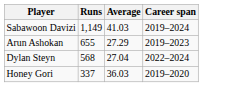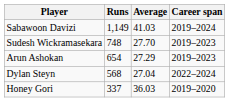+ row: (54, 43)
(87, 43) 655 -> (114, 58) 654
